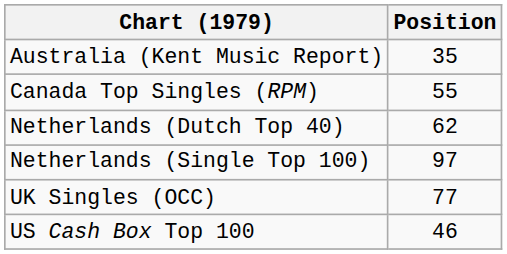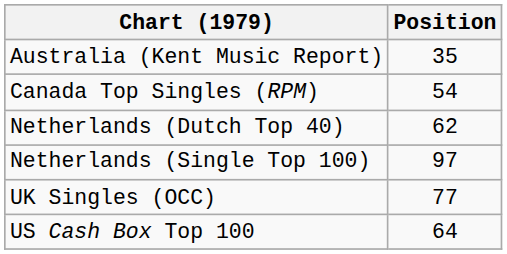(445, 92) 55 -> (445, 92) 54
(445, 232) 46 -> (445, 232) 64
